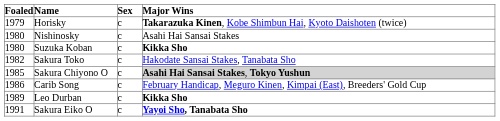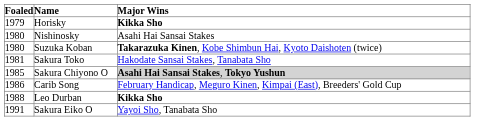- column: (125, 10)
(274, 23) Takarazuka Kinen, Kobe Shimbun Hai, Kyoto Daishoten (twice) -> (140, 23) Kikka Sho
(165, 47) Kikka Sho -> (250, 47) Takarazuka Kinen, Kobe Shimbun Hai, Kyoto Daishoten (twice)
(15, 60) 1982 -> (15, 60) 1981
(15, 97) 1989 -> (15, 97) 1988
(195, 110) bold -> (167, 110) normal
